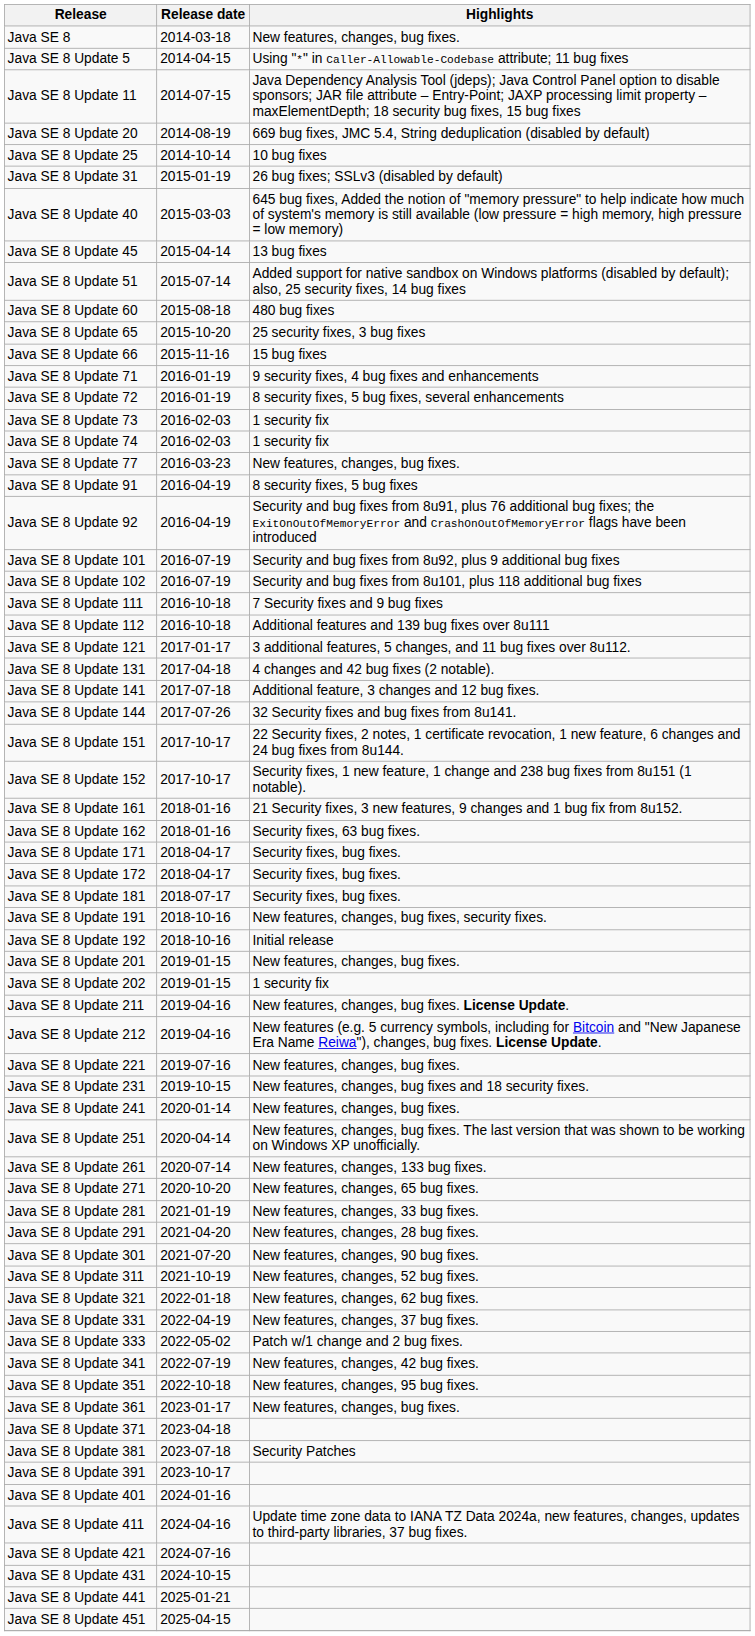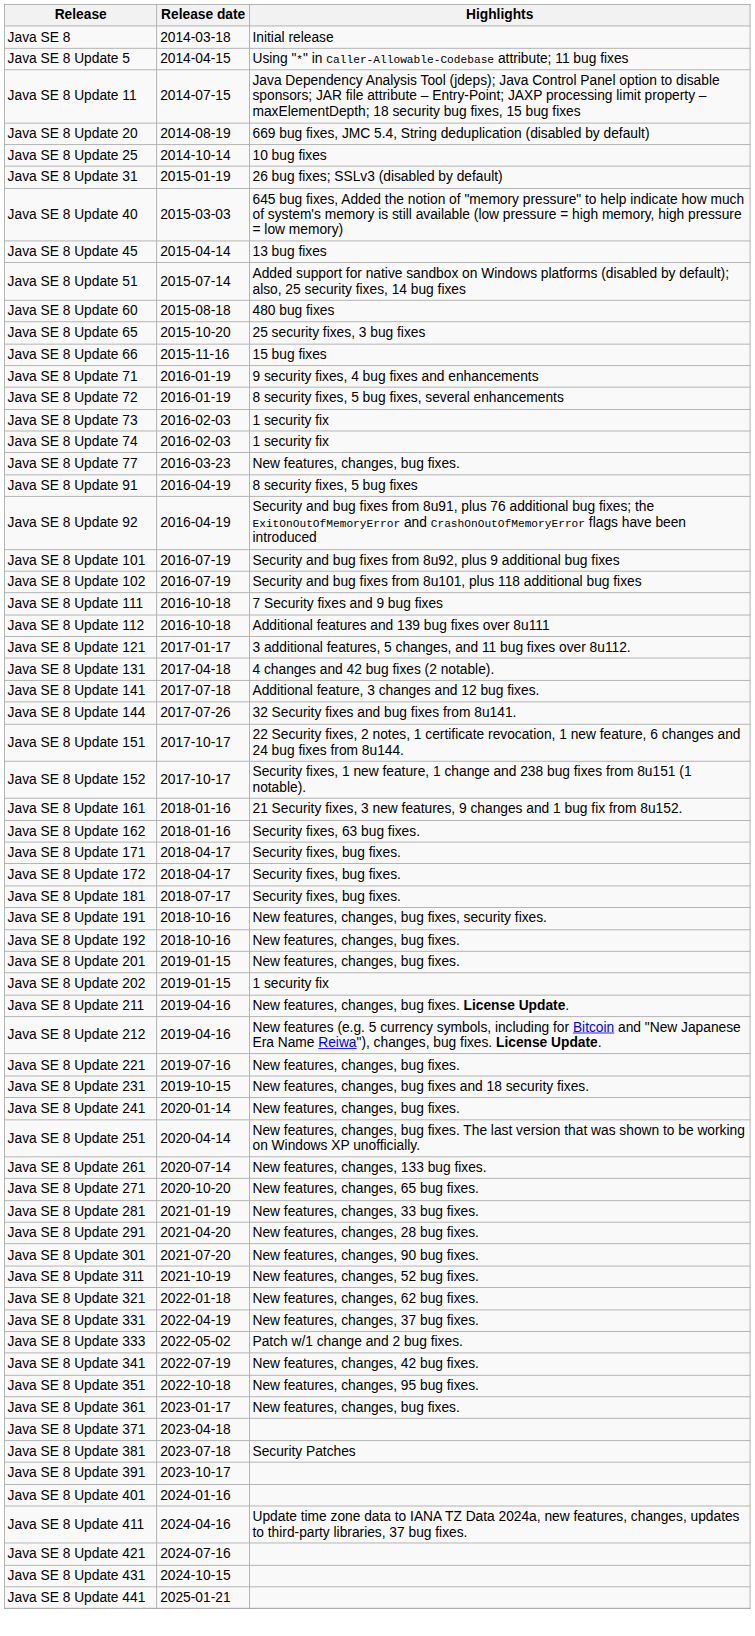(356, 37) New features, changes, bug fixes. -> (293, 37) Initial release
(293, 940) Initial release -> (356, 940) New features, changes, bug fixes.
- row: (76, 1619)
